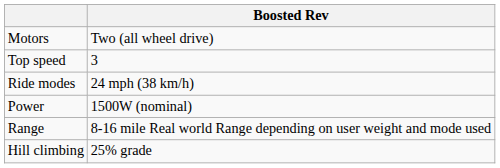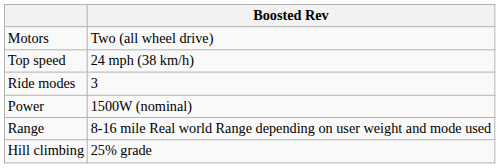(94, 60) 3 -> (142, 60) 24 mph (38 km/h)
(142, 83) 24 mph (38 km/h) -> (94, 83) 3
